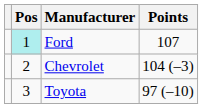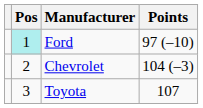(168, 41) 107 -> (168, 41) 97 (–10)
(168, 91) 97 (–10) -> (168, 91) 107
